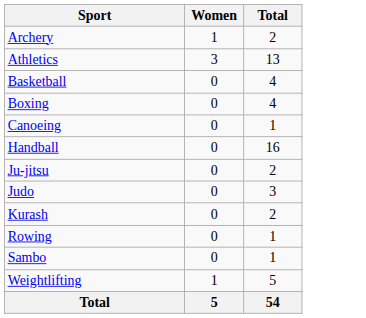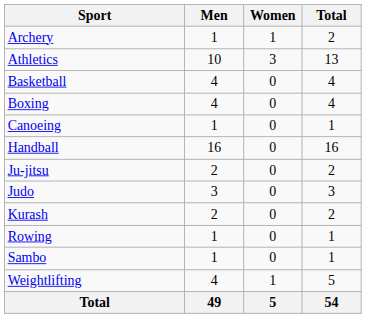+ column: (214, 15)
